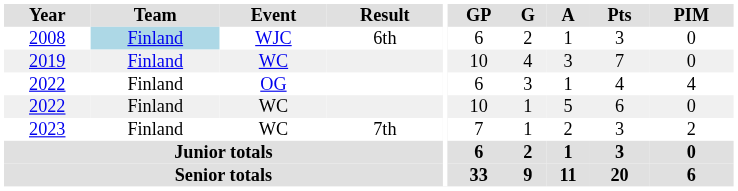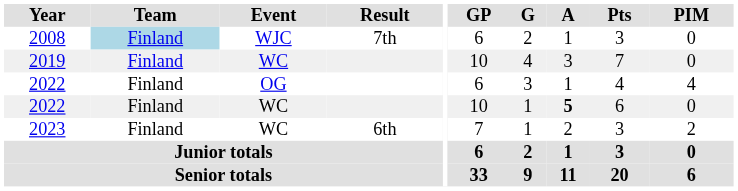(385, 38) 6th -> (385, 38) 7th
(568, 106) normal -> (568, 106) bold
(385, 129) 7th -> (385, 129) 6th
